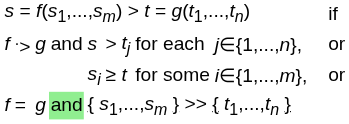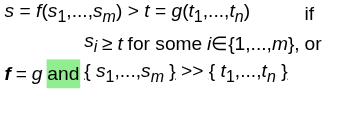- row: (23, 44)
(7, 105) normal -> (8, 73) bold
